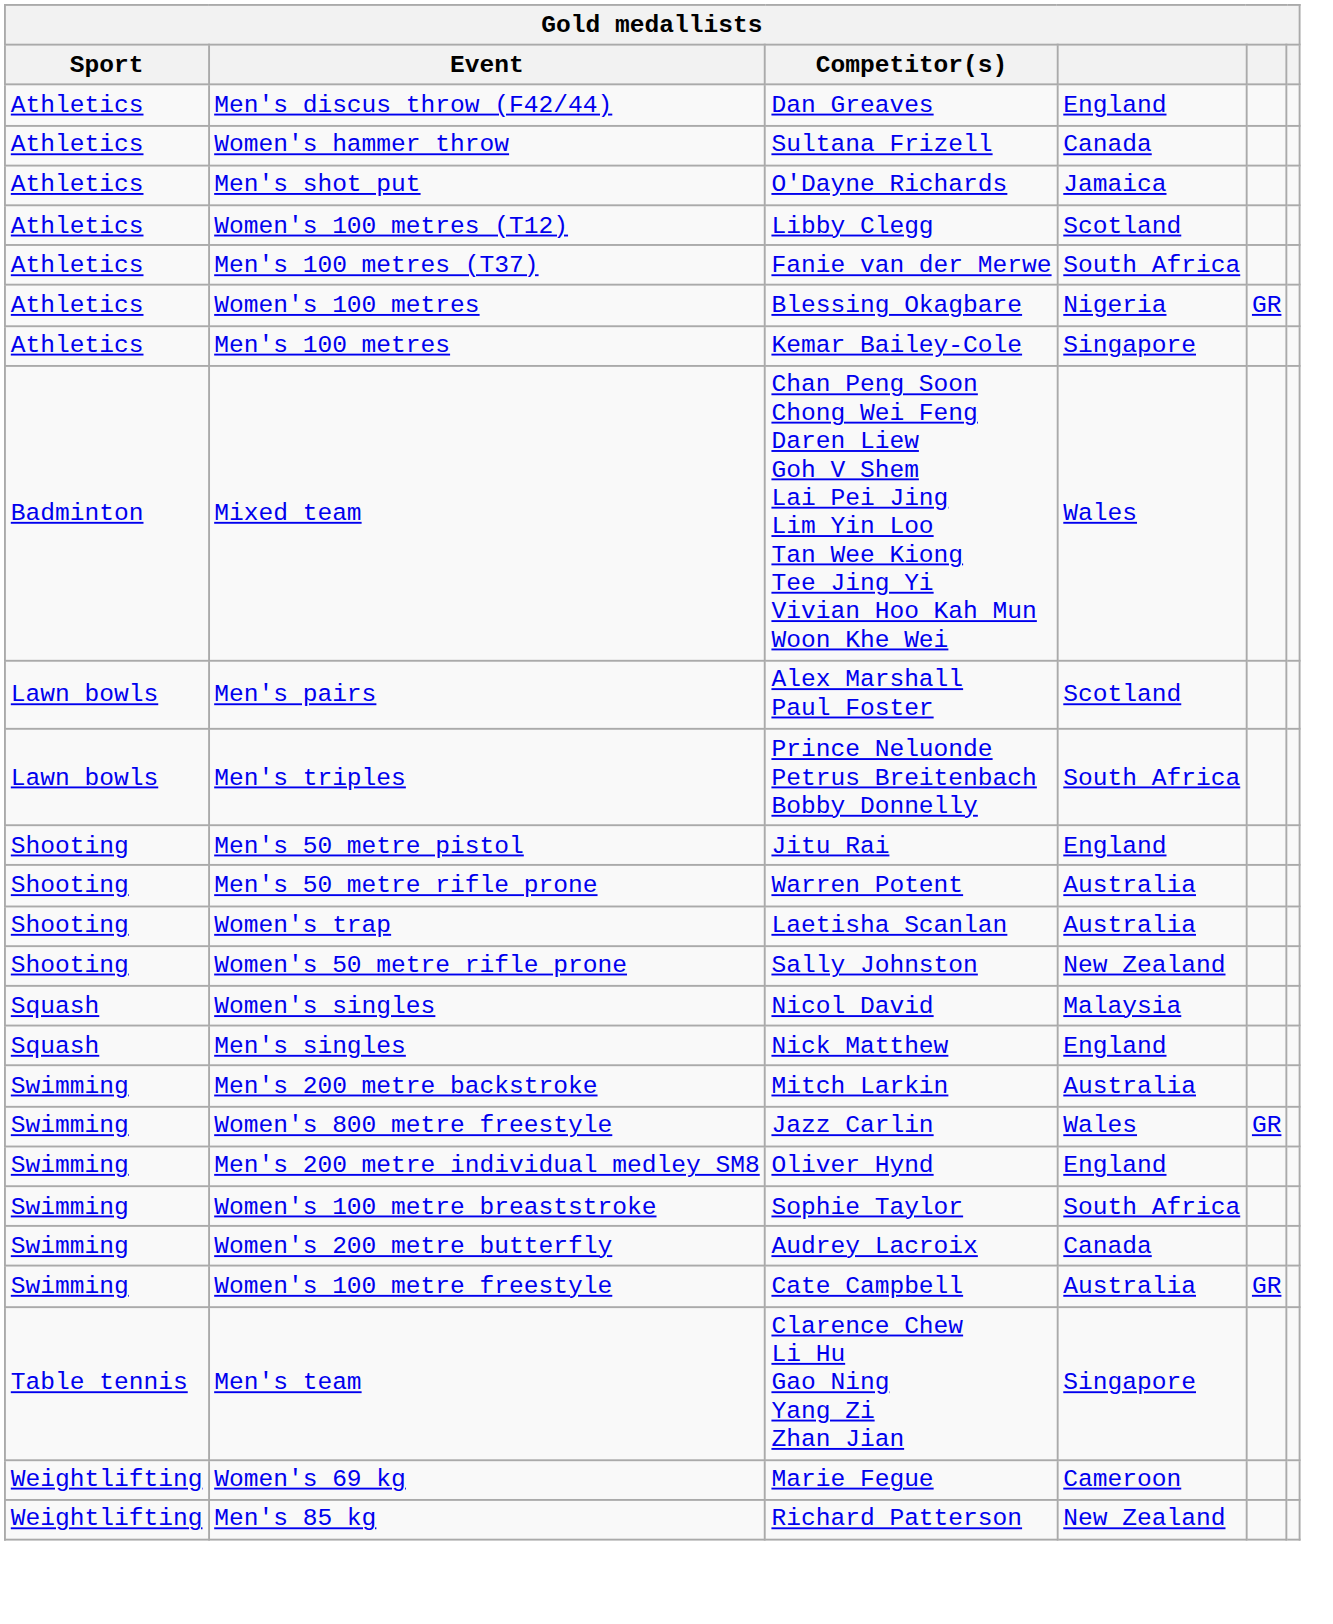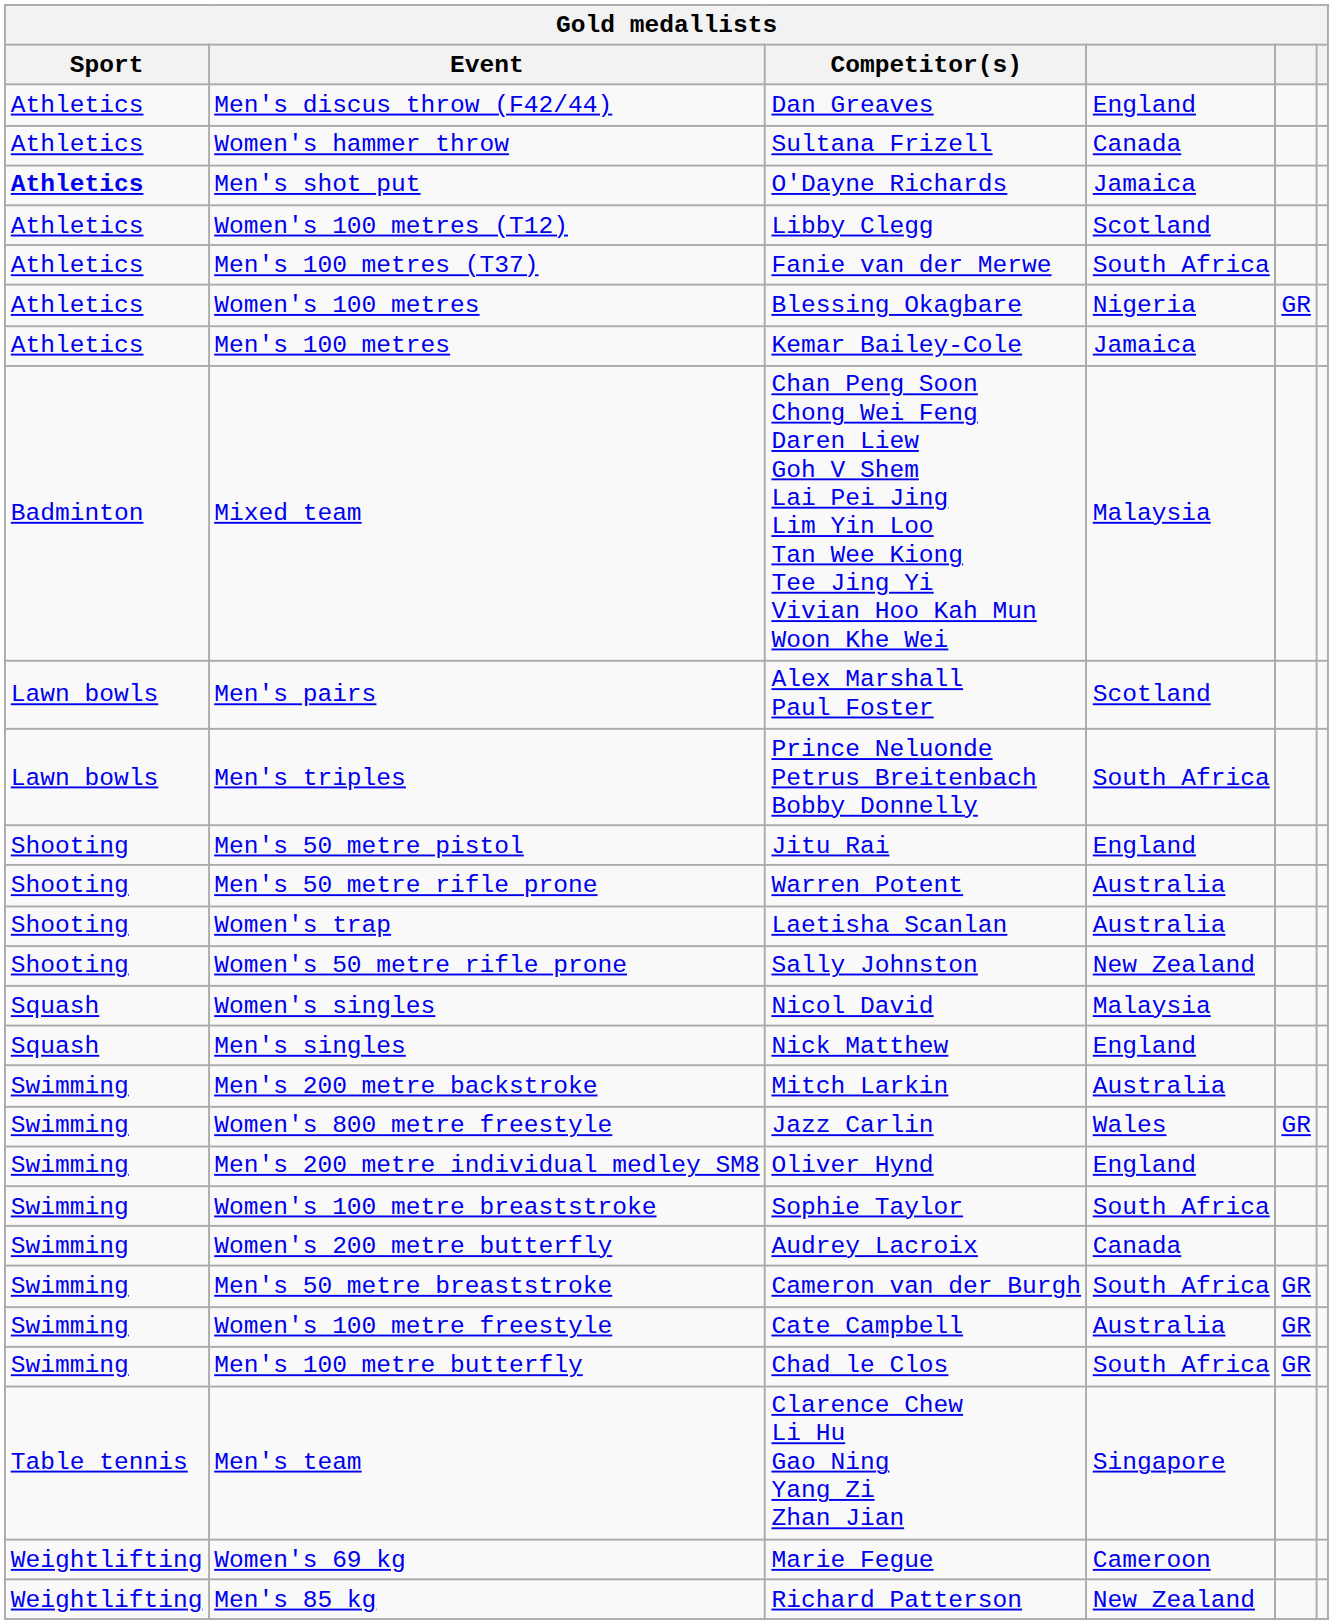(77, 185) normal -> (77, 185) bold
(1130, 345) Singapore -> (1144, 345) Jamaica
(1100, 513) Wales -> (1152, 513) Malaysia
+ row: (413, 1286)
+ row: (398, 1366)
